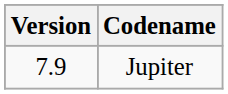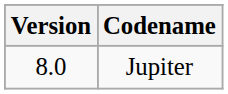(51, 67) 7.9 -> (51, 67) 8.0
